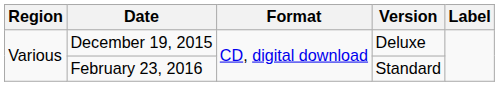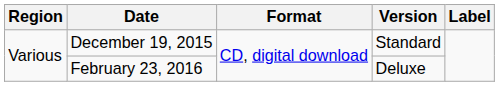(401, 42) Deluxe -> (408, 42) Standard
(408, 68) Standard -> (401, 68) Deluxe
